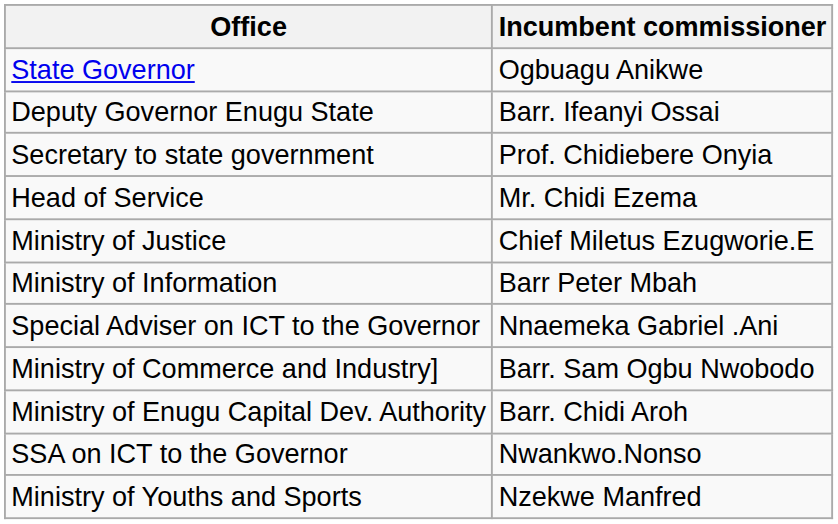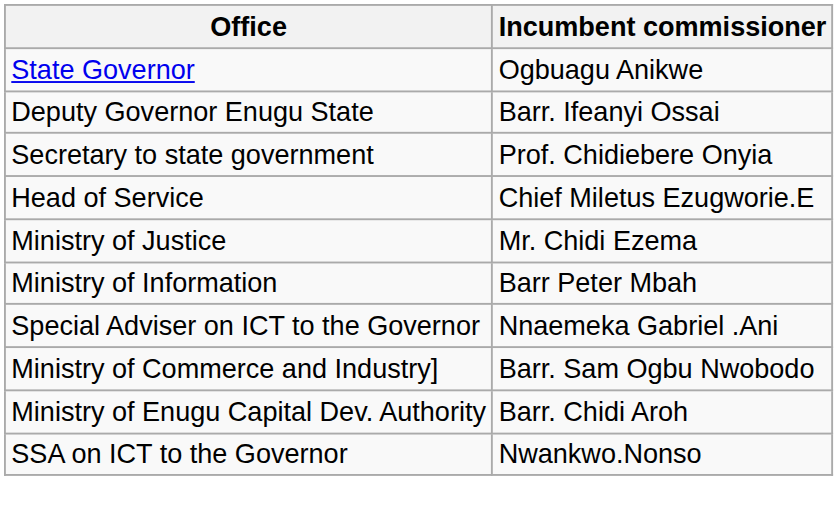(598, 198) Mr. Chidi Ezema -> (657, 198) Chief Miletus Ezugworie.E
(657, 241) Chief Miletus Ezugworie.E -> (598, 241) Mr. Chidi Ezema
- row: (186, 497)
